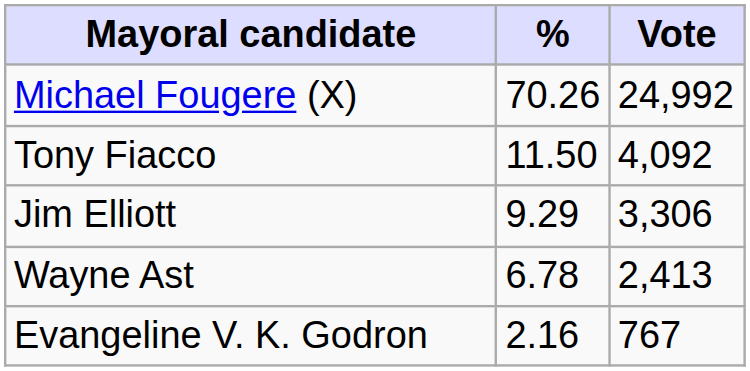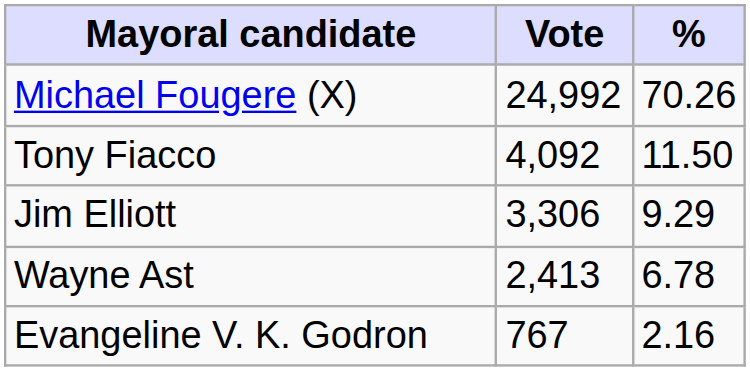columns swapped: (677, 34) <-> (553, 34)
